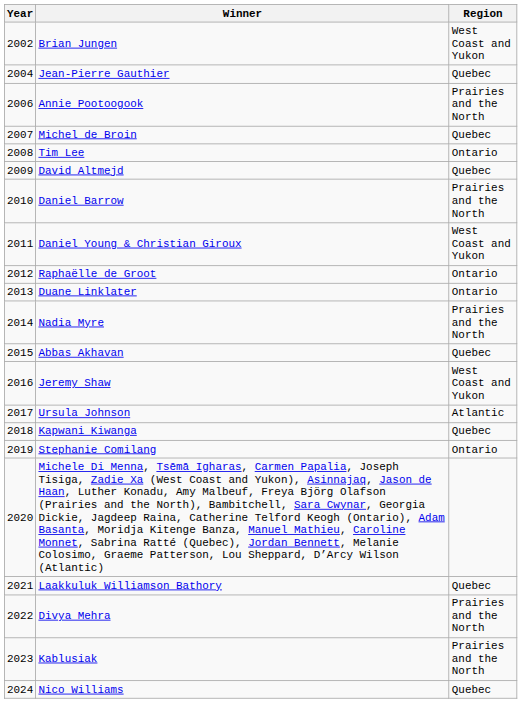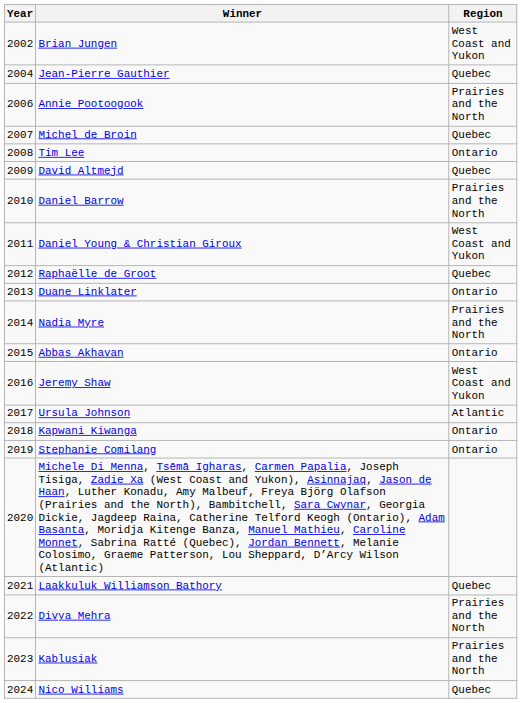(475, 274) Ontario -> (471, 274) Quebec
(471, 353) Quebec -> (475, 353) Ontario
(471, 431) Quebec -> (475, 431) Ontario
